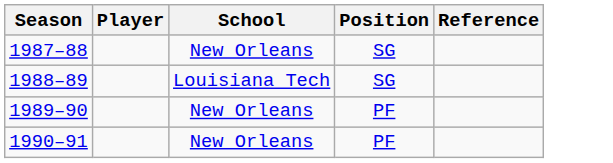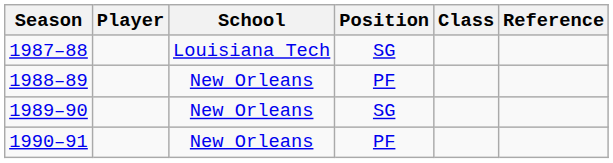+ column: (466, 20)
(252, 50) New Orleans -> (252, 50) Louisiana Tech
(252, 81) Louisiana Tech -> (252, 81) New Orleans
(384, 81) SG -> (384, 81) PF
(384, 112) PF -> (384, 112) SG
